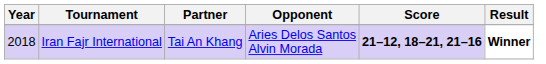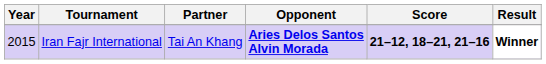(21, 42) 2018 -> (21, 42) 2015
(302, 42) normal -> (306, 42) bold
